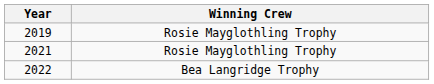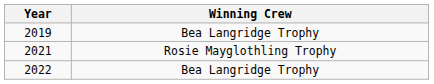(250, 32) Rosie Mayglothling Trophy -> (250, 32) Bea Langridge Trophy
